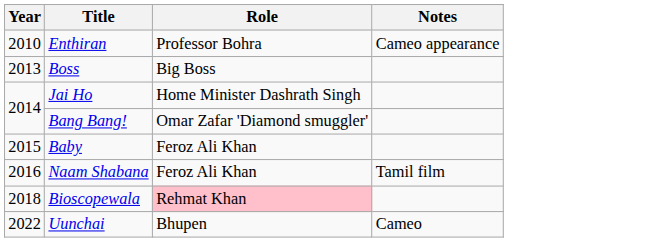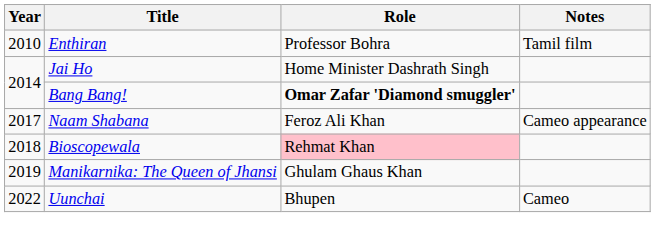(438, 43) Cameo appearance -> (558, 43) Tamil film
- row: (64, 69)
(262, 120) normal -> (400, 95) bold
- row: (65, 146)
(25, 172) 2016 -> (25, 120) 2017
(410, 172) Tamil film -> (585, 120) Cameo appearance
+ row: (163, 172)
